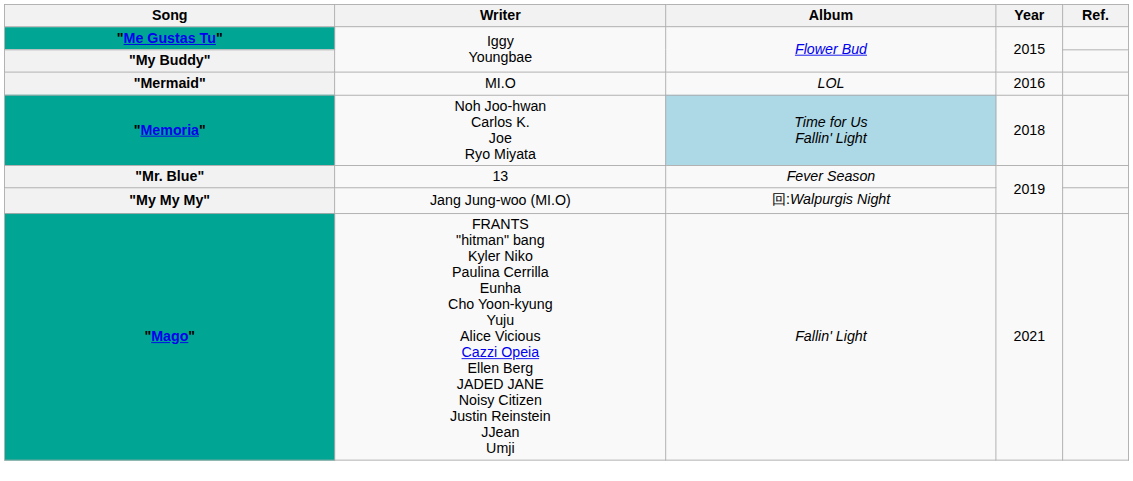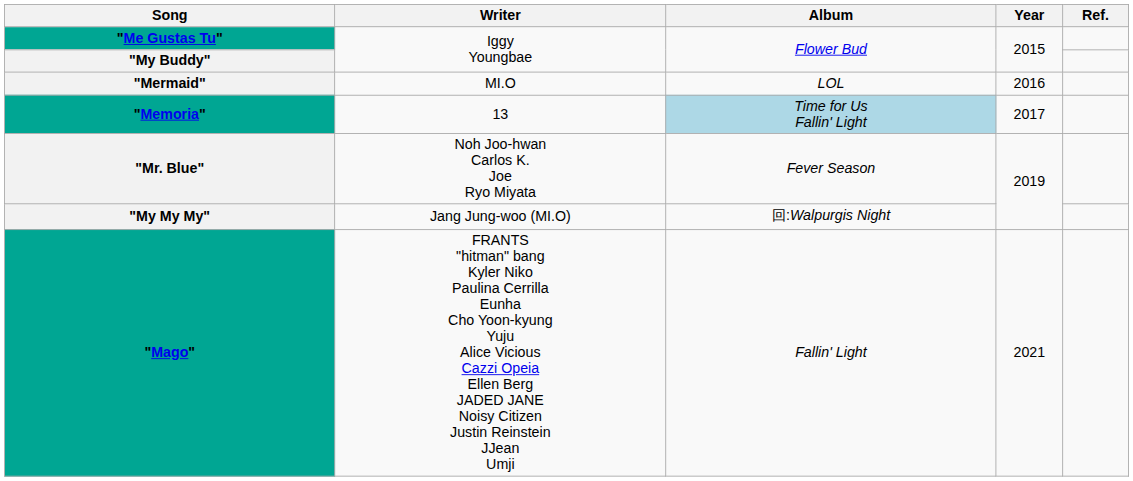(500, 130) Noh Joo-hwan Carlos K. Joe Ryo Miyata -> (500, 114) 13
(1029, 130) 2018 -> (1029, 114) 2017
(500, 176) 13 -> (500, 168) Noh Joo-hwan Carlos K. Joe Ryo Miyata
